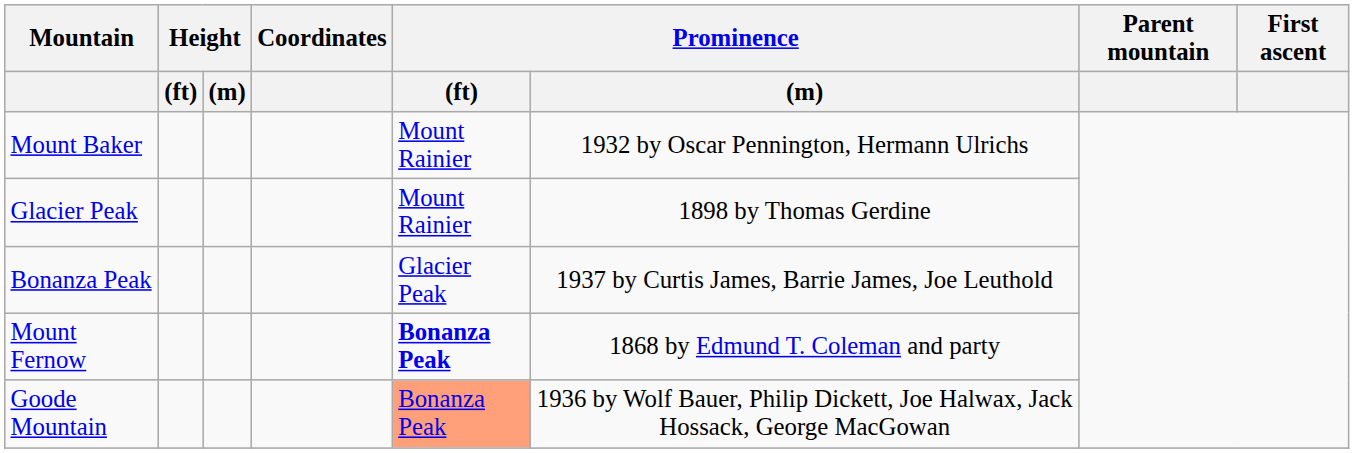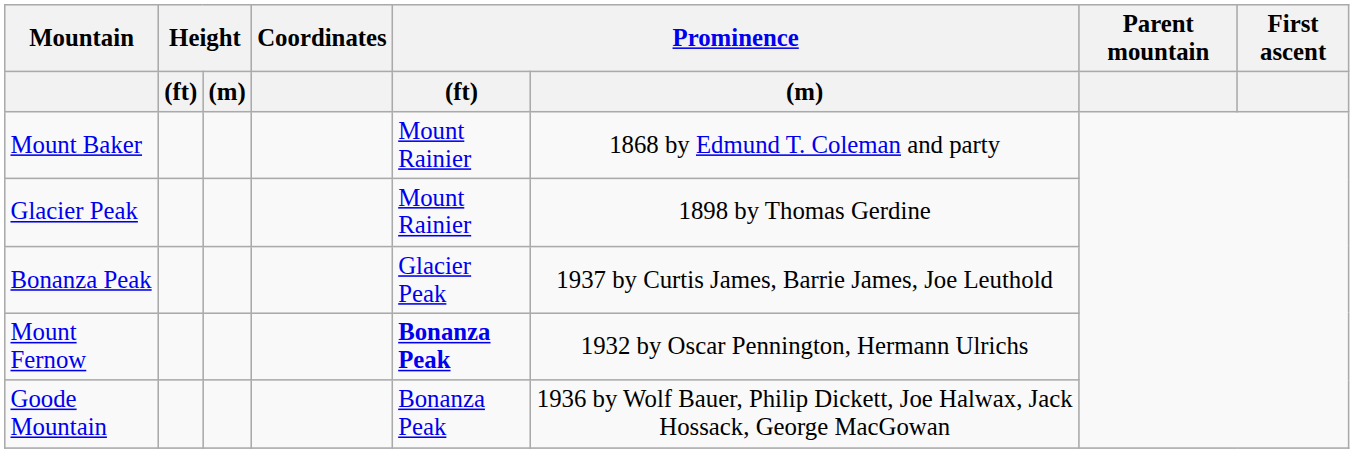(805, 144) 1932 by Oscar Pennington, Hermann Ulrichs -> (805, 144) 1868 by Edmund T. Coleman and party
(805, 346) 1868 by Edmund T. Coleman and party -> (805, 346) 1932 by Oscar Pennington, Hermann Ulrichs
(442, 413) lightsalmon background -> (442, 413) no background
